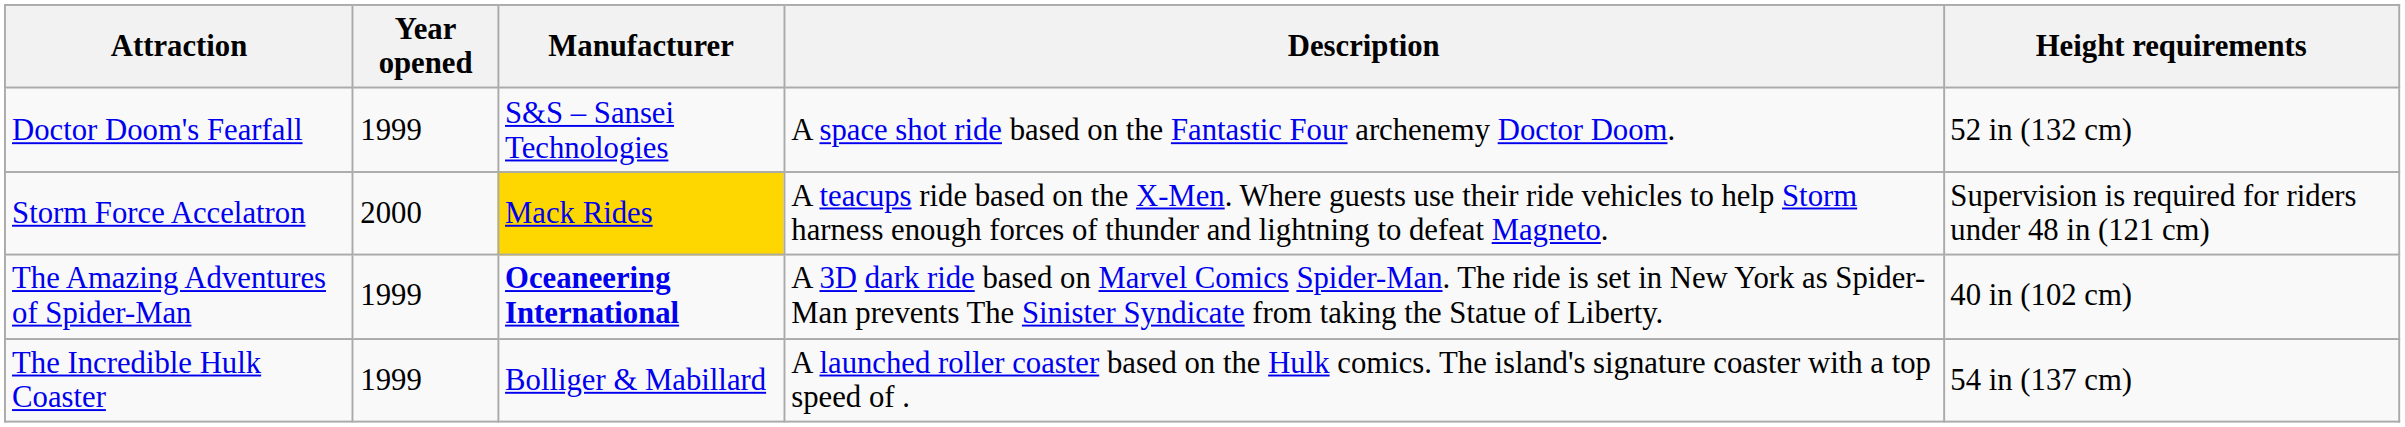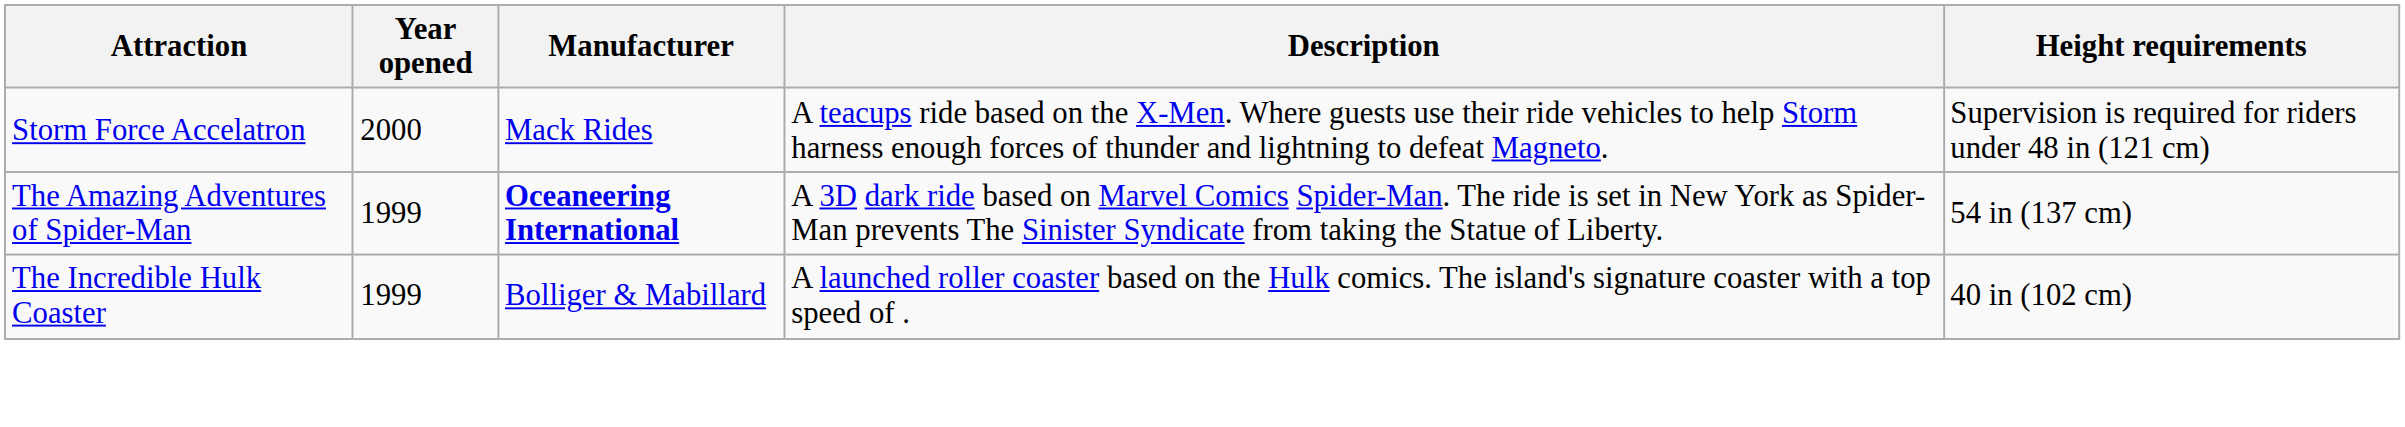- row: (157, 129)
(579, 212) gold background -> (579, 129) no background
(2041, 295) 40 in (102 cm) -> (2041, 212) 54 in (137 cm)
(2041, 379) 54 in (137 cm) -> (2041, 295) 40 in (102 cm)
